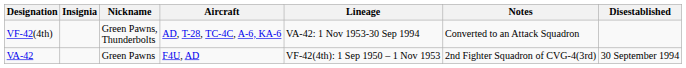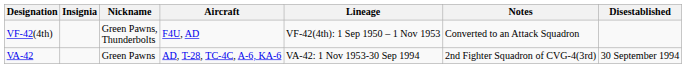(222, 34) AD, T-28, TC-4C, A-6, KA-6 -> (181, 34) F4U, AD
(353, 34) VA-42: 1 Nov 1953-30 Sep 1994 -> (363, 34) VF-42(4th): 1 Sep 1950 – 1 Nov 1953
(181, 55) F4U, AD -> (222, 55) AD, T-28, TC-4C, A-6, KA-6
(363, 55) VF-42(4th): 1 Sep 1950 – 1 Nov 1953 -> (353, 55) VA-42: 1 Nov 1953-30 Sep 1994
